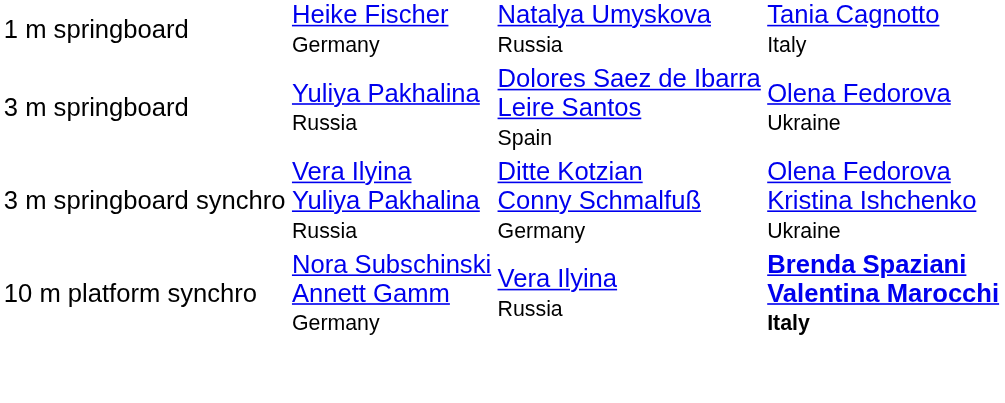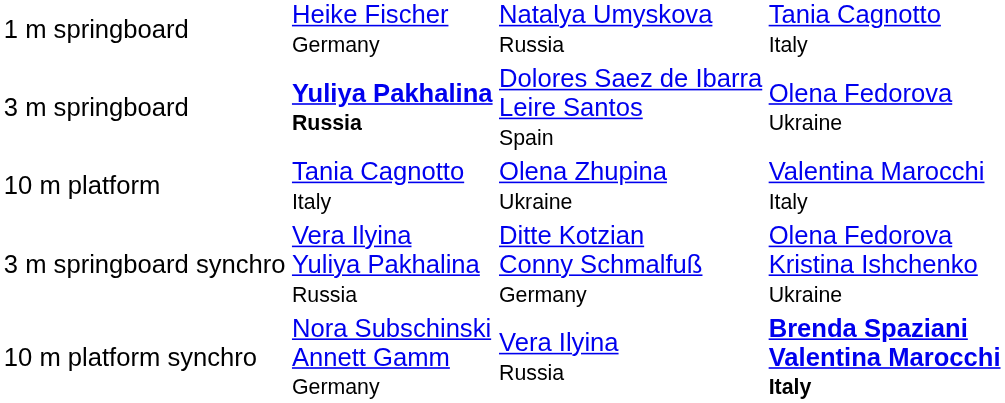(386, 107) normal -> (392, 107) bold
+ row: (82, 186)
